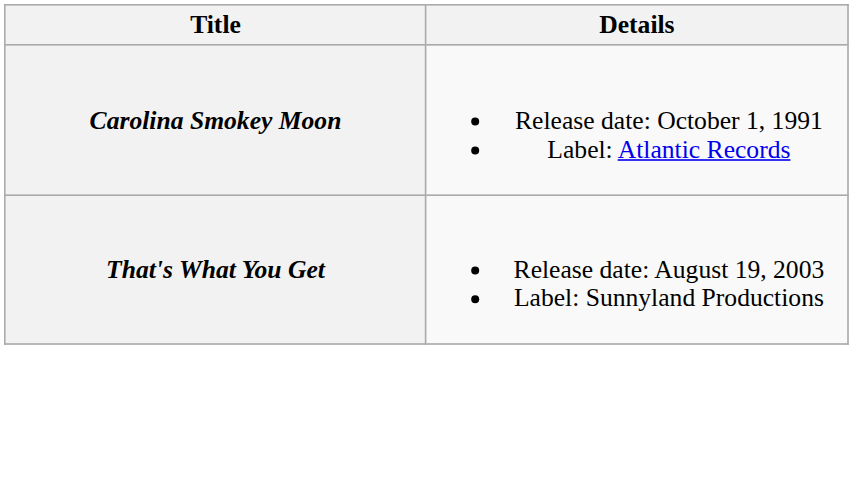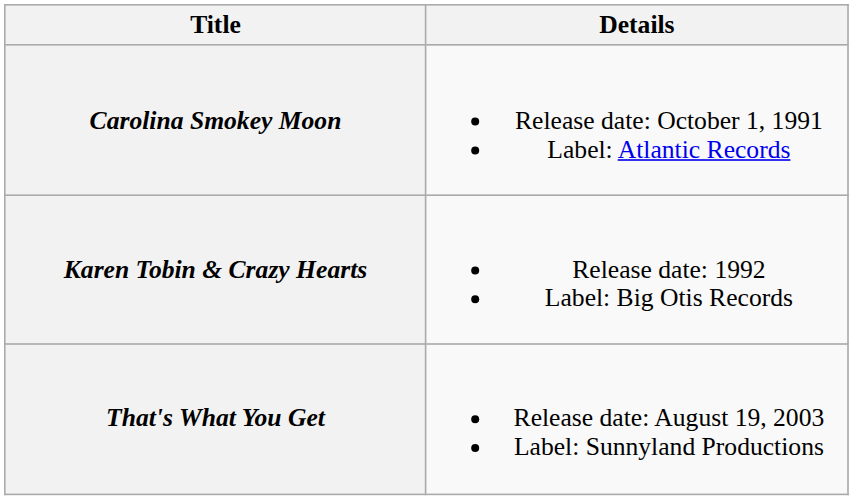+ row: (215, 269)
